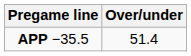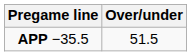(144, 39) 51.4 -> (144, 39) 51.5
